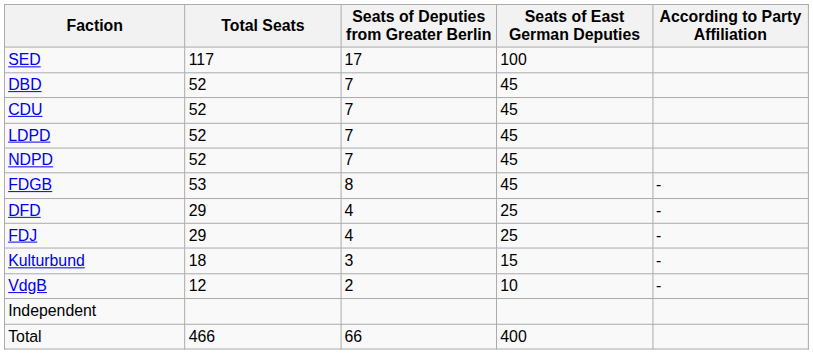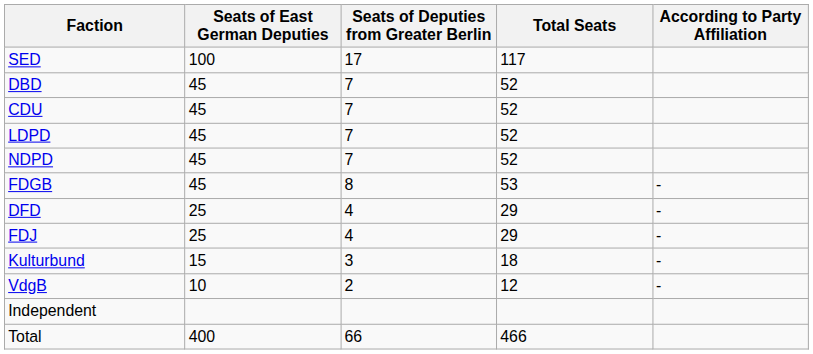columns swapped: (575, 25) <-> (263, 25)
